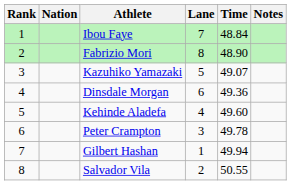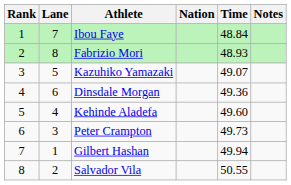columns swapped: (201, 14) <-> (59, 14)
(234, 53) 48.90 -> (234, 53) 48.93
(234, 131) 49.78 -> (234, 131) 49.73
